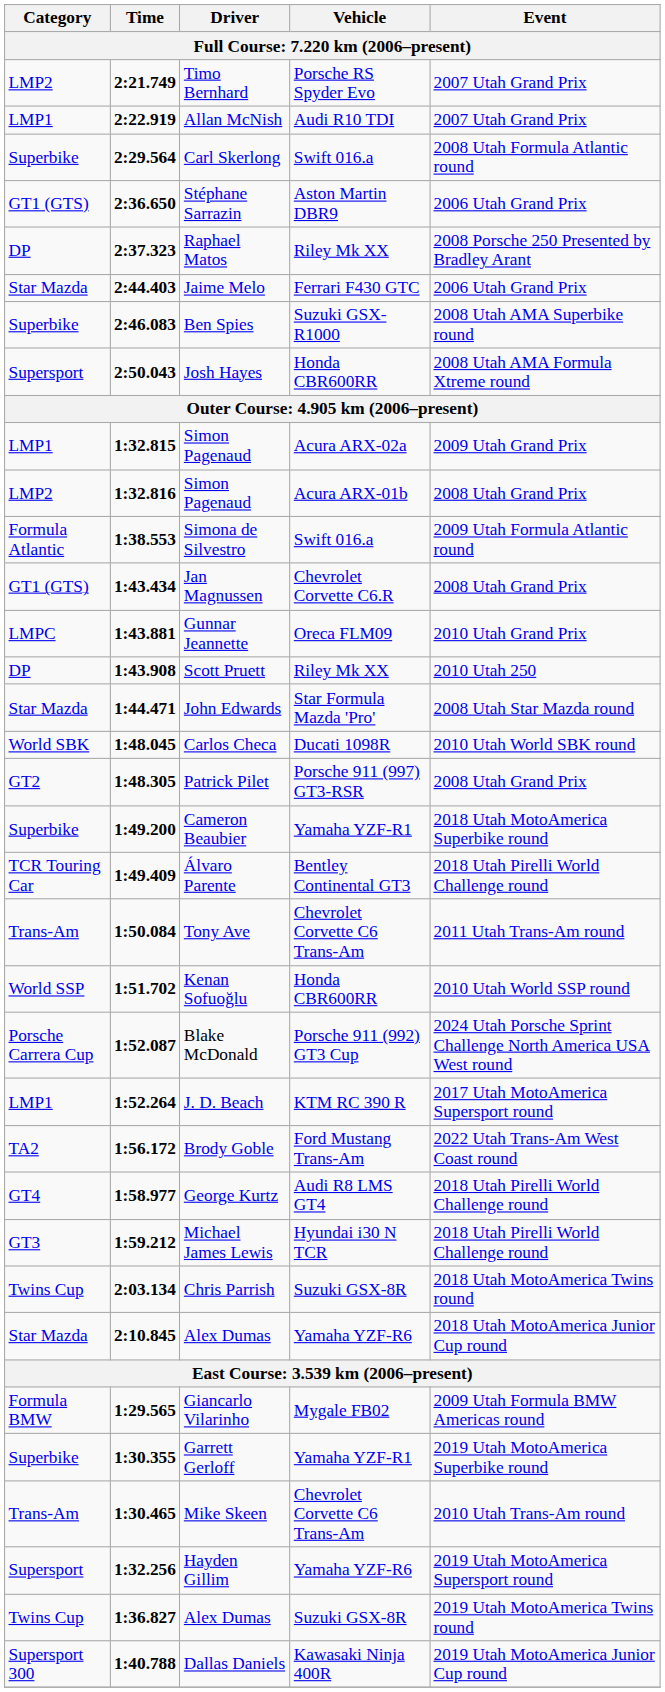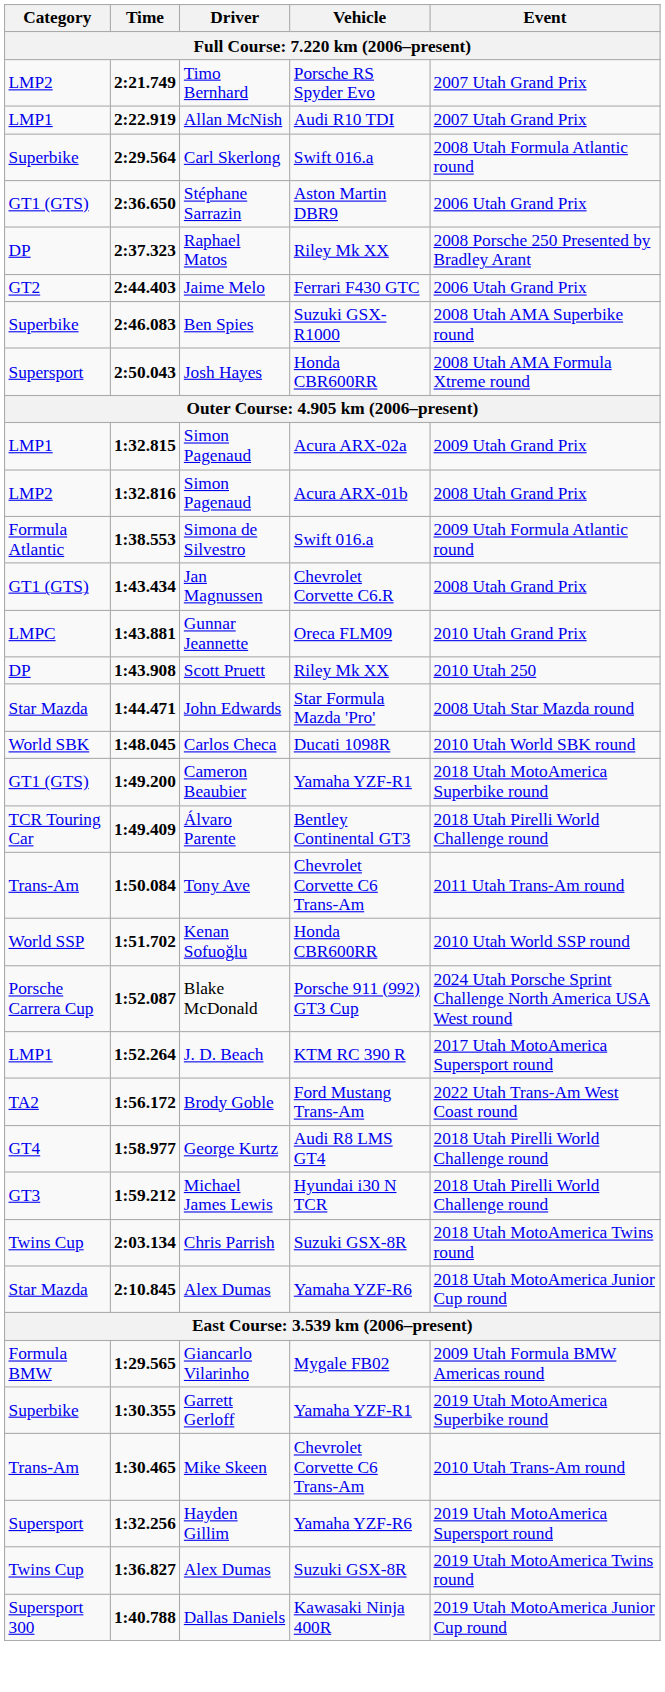(48, 287) Star Mazda -> (24, 287) GT2
- row: (145, 781)
(44, 828) Superbike -> (49, 781) GT1 (GTS)
